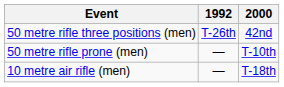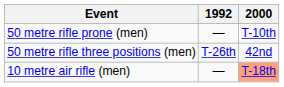rows swapped: (101, 33) <-> (77, 52)
(259, 71) no background -> (259, 71) lightsalmon background
